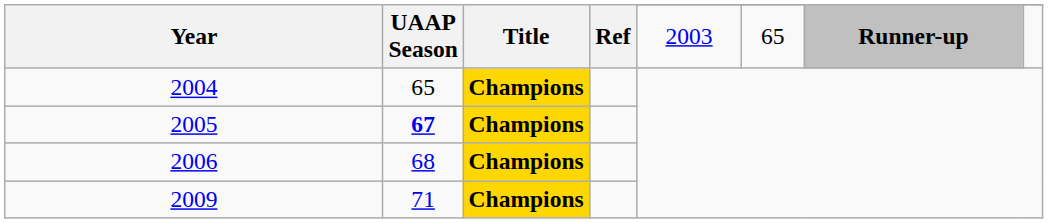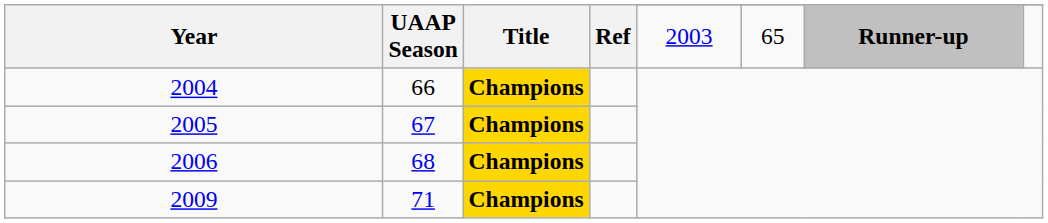(423, 86) 65 -> (423, 86) 66
(423, 124) bold -> (423, 124) normal
